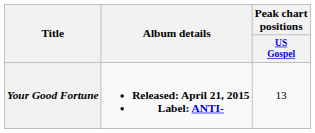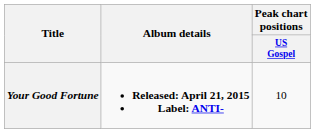(281, 95) 13 -> (281, 95) 10
